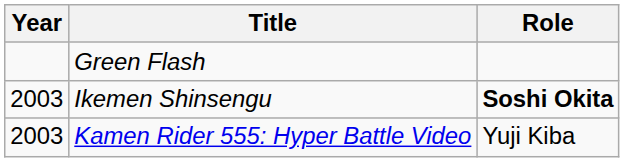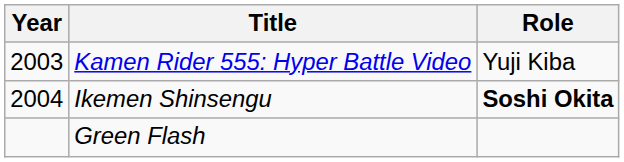rows swapped: (273, 136) <-> (140, 61)
(37, 99) 2003 -> (37, 99) 2004
